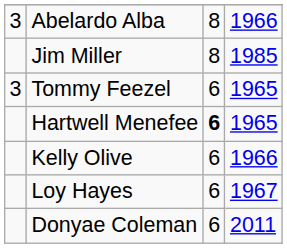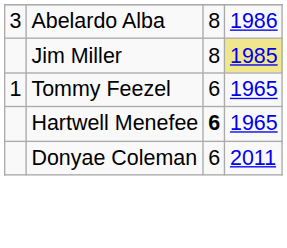(254, 21) 1966 -> (254, 21) 1986
(254, 55) no background -> (254, 55) khaki background
(16, 89) 3 -> (16, 89) 1
- row: (82, 157)
- row: (82, 191)
